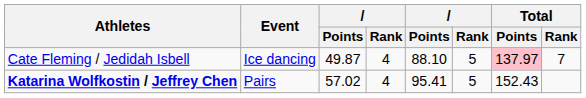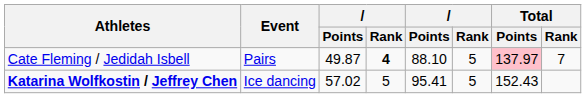(280, 59) Ice dancing -> (260, 59) Pairs
(386, 59) normal -> (386, 59) bold
(260, 82) Pairs -> (280, 82) Ice dancing
(386, 82) 4 -> (386, 82) 5
